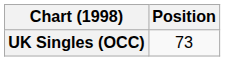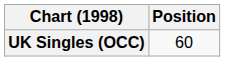(184, 42) 73 -> (184, 42) 60
